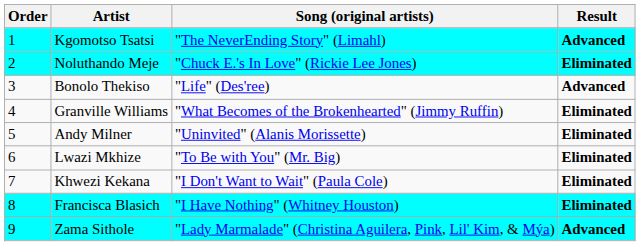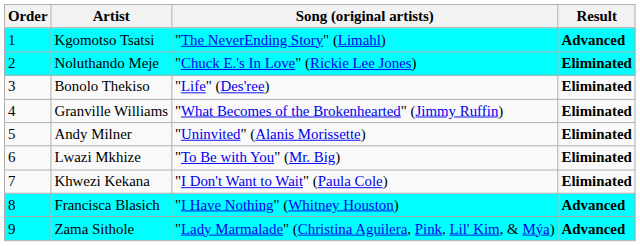(593, 87) Advanced -> (597, 87) Eliminated
(597, 205) Eliminated -> (593, 205) Advanced
